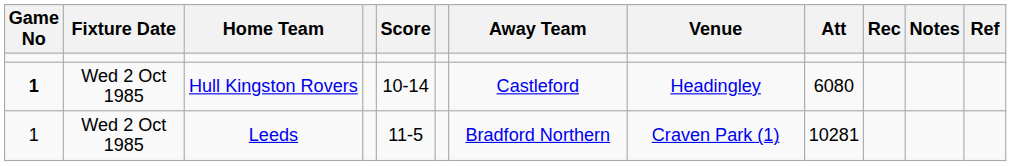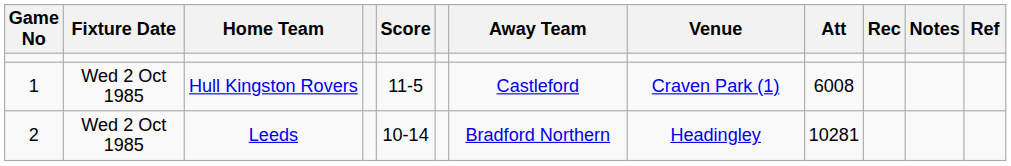(34, 86) bold -> (34, 86) normal
(406, 86) 10-14 -> (406, 86) 11-5
(716, 86) Headingley -> (716, 86) Craven Park (1)
(834, 86) 6080 -> (834, 86) 6008
(34, 135) 1 -> (34, 135) 2
(406, 135) 11-5 -> (406, 135) 10-14
(716, 135) Craven Park (1) -> (716, 135) Headingley
